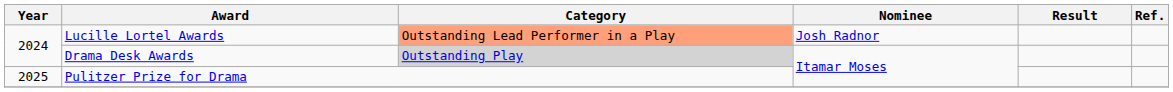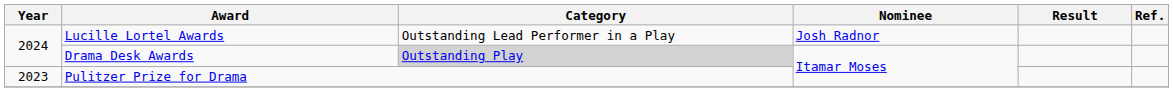(538, 35) lightsalmon background -> (538, 35) no background
(33, 76) 2025 -> (33, 76) 2023
